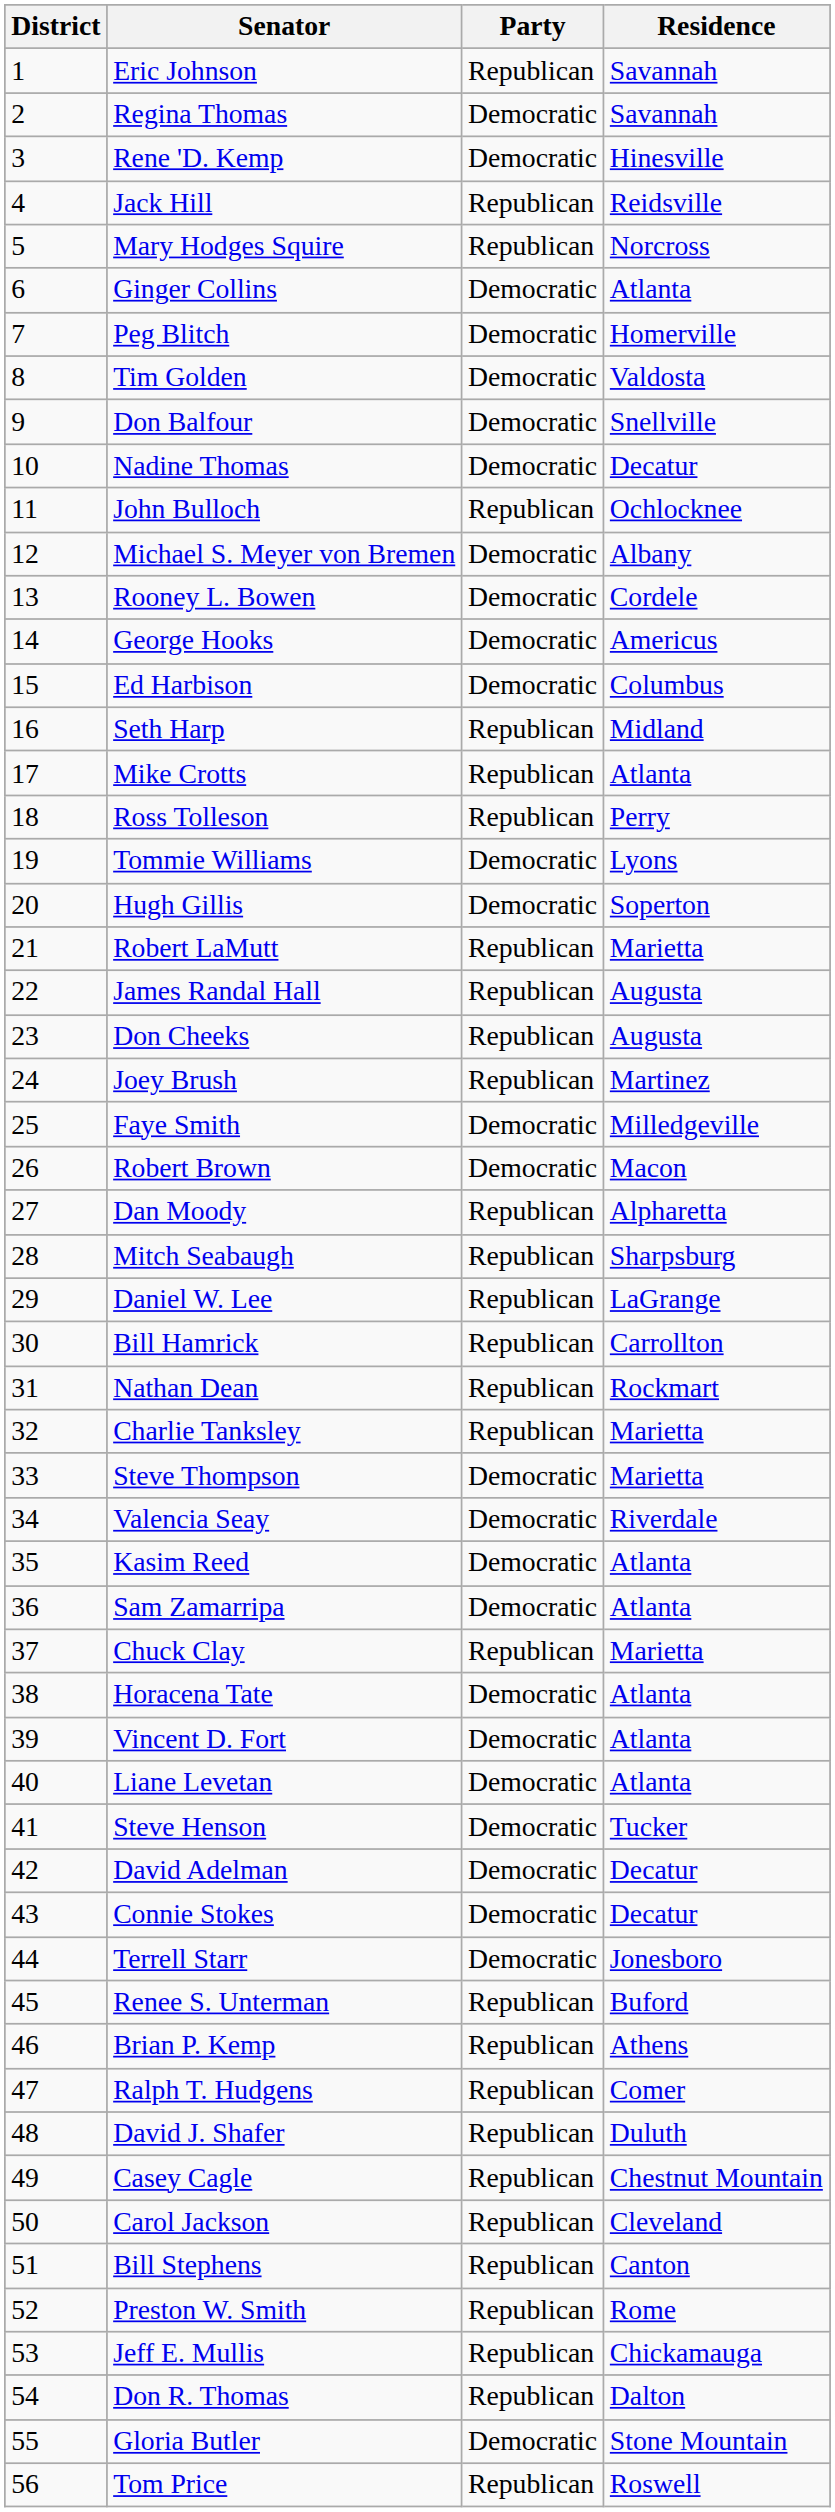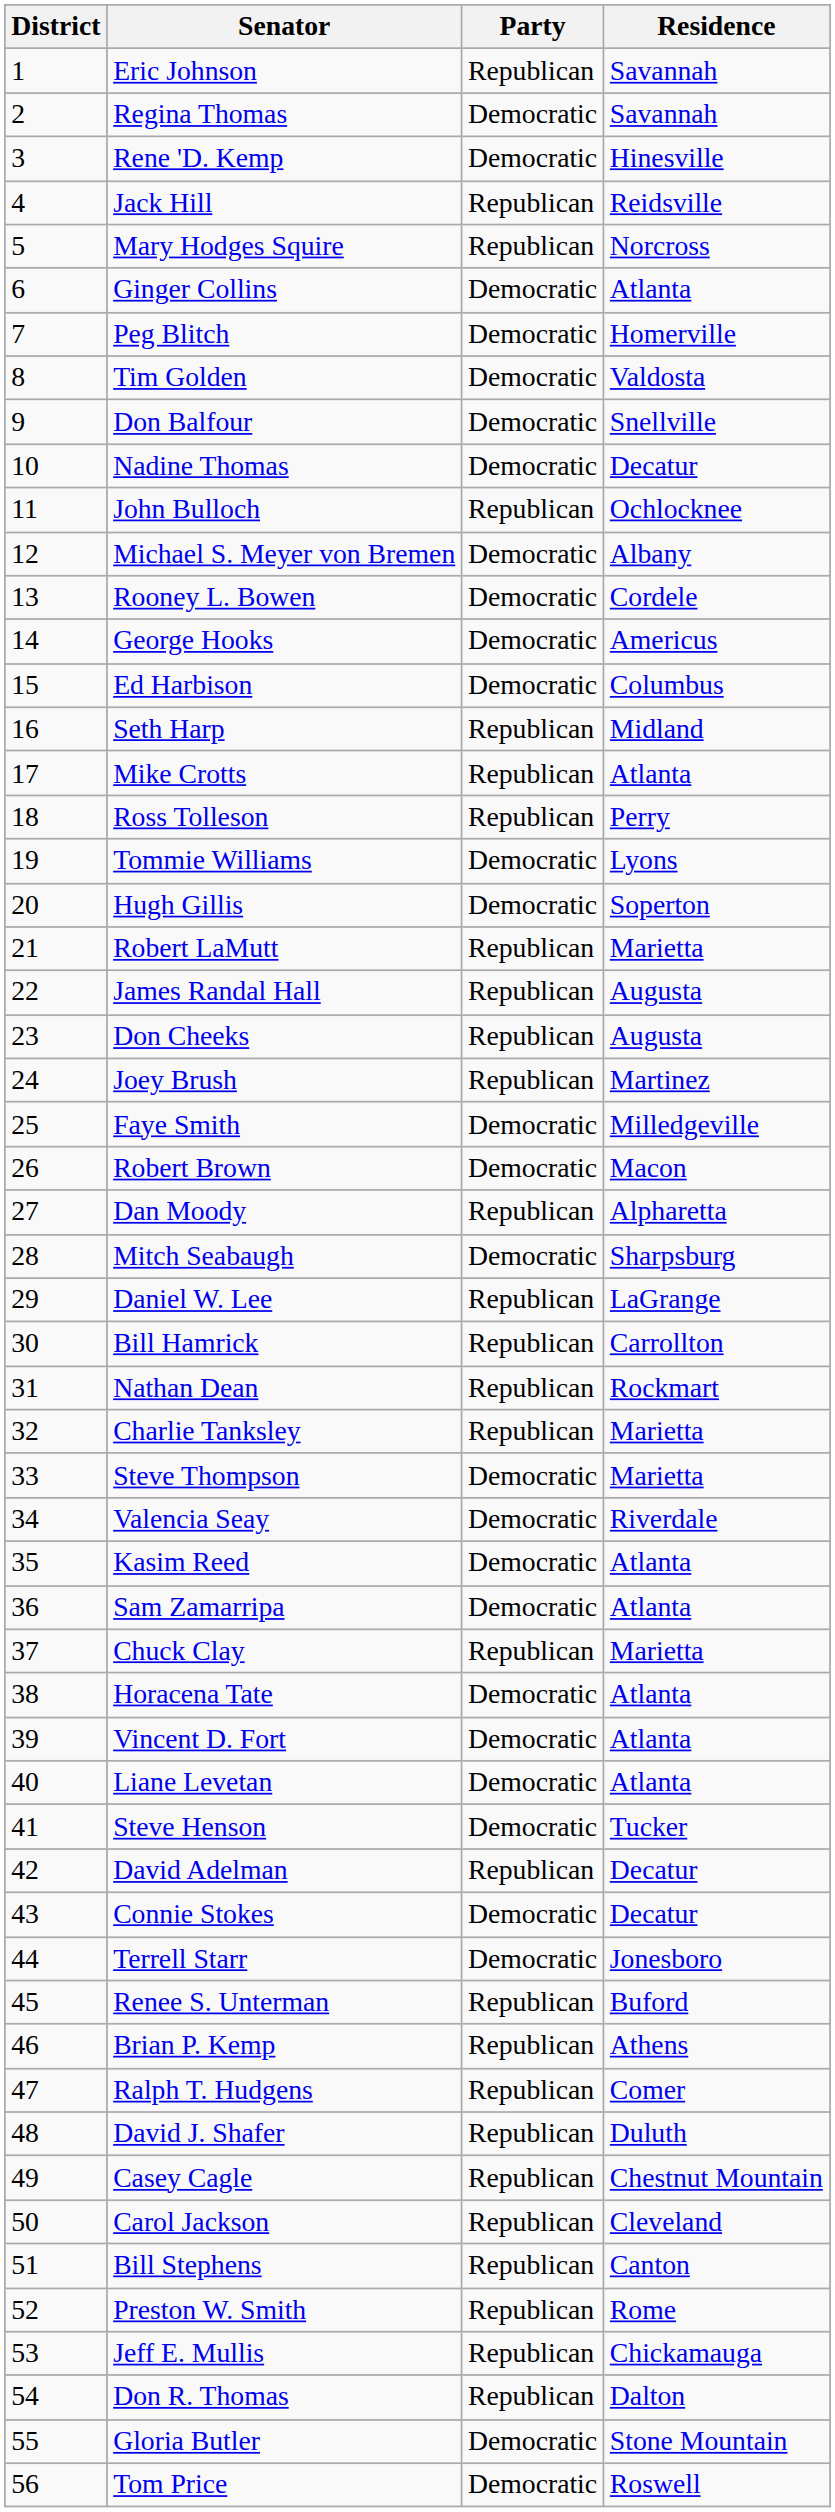(531, 1255) Republican -> (533, 1255) Democratic
(533, 1870) Democratic -> (531, 1870) Republican
(531, 2484) Republican -> (533, 2484) Democratic
